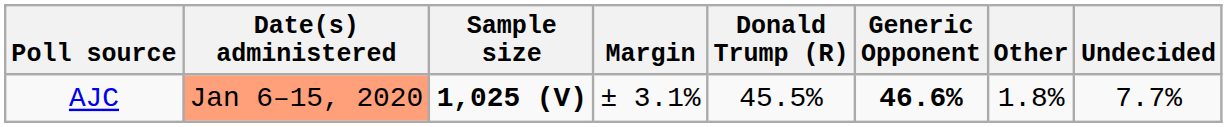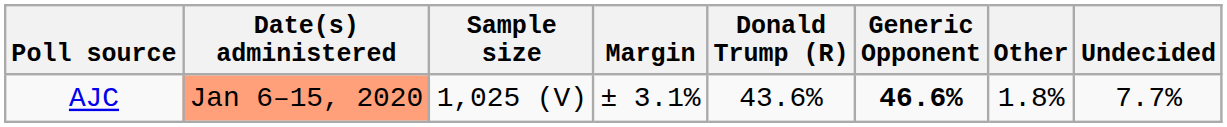(512, 98) bold -> (512, 98) normal
(781, 98) 45.5% -> (781, 98) 43.6%
